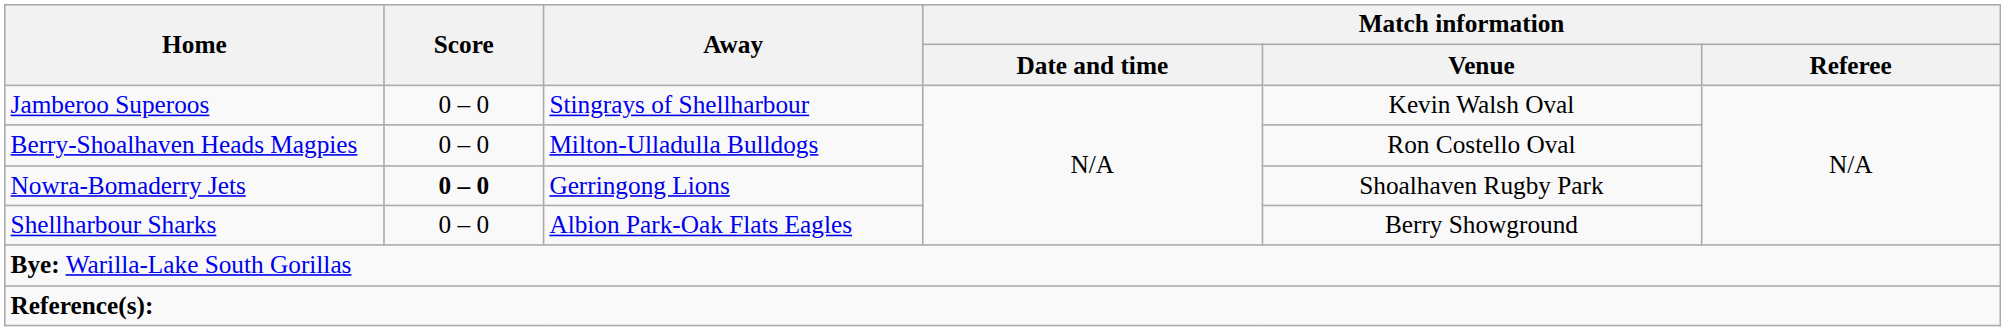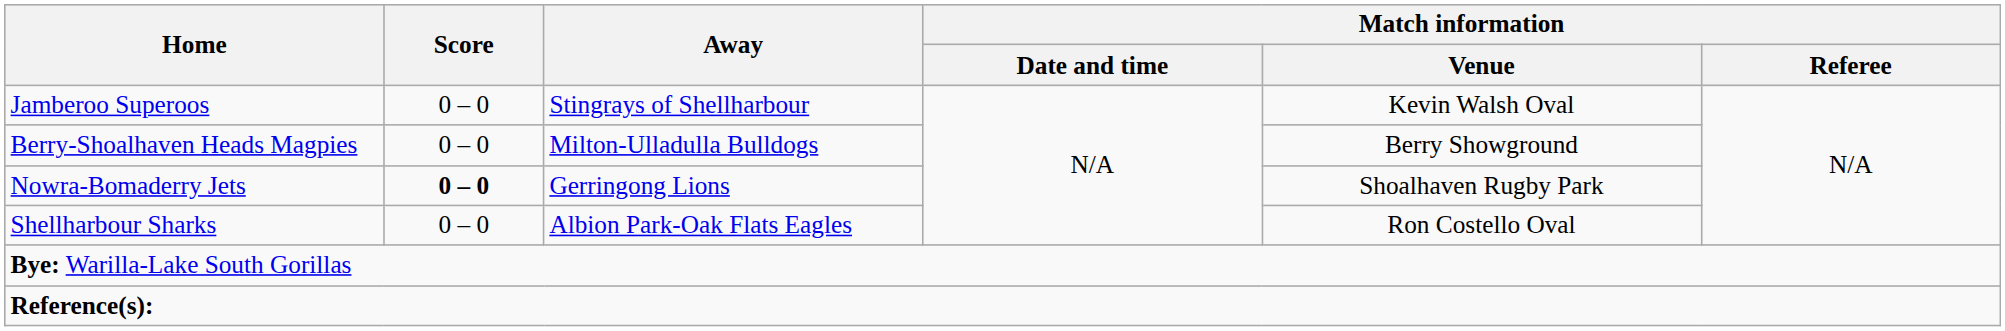(1481, 144) Ron Costello Oval -> (1481, 144) Berry Showground
(1481, 225) Berry Showground -> (1481, 225) Ron Costello Oval
